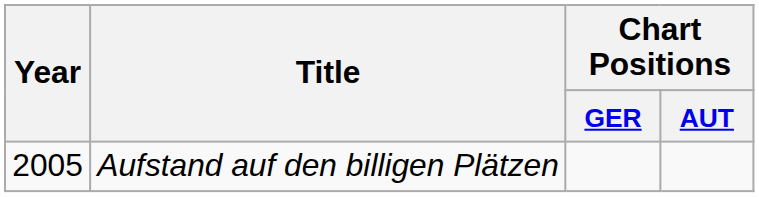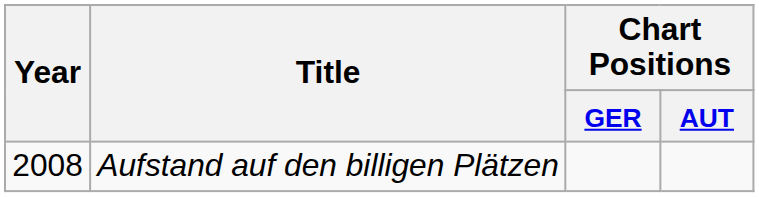(48, 165) 2005 -> (48, 165) 2008
